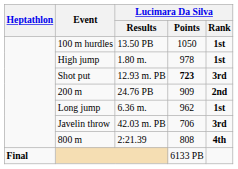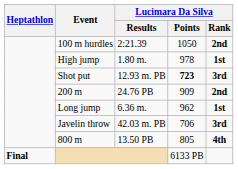(135, 44) 13.50 PB -> (132, 44) 2:21.39
(219, 44) 1st -> (219, 44) 2nd
(132, 140) 2:21.39 -> (135, 140) 13.50 PB
(187, 140) 808 -> (187, 140) 805
